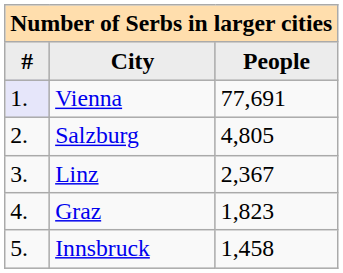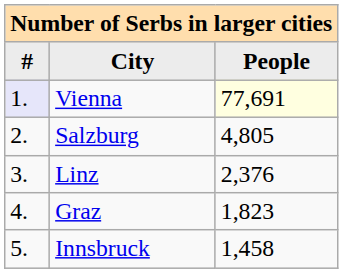(253, 98) no background -> (253, 98) lightyellow background
(247, 173) 2,367 -> (247, 173) 2,376
